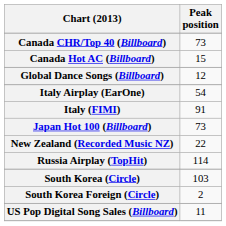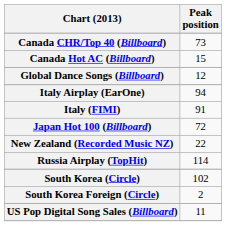(201, 93) 54 -> (201, 93) 94
(201, 127) 73 -> (201, 127) 72
(201, 178) 103 -> (201, 178) 102
